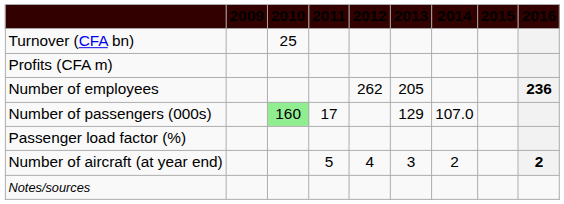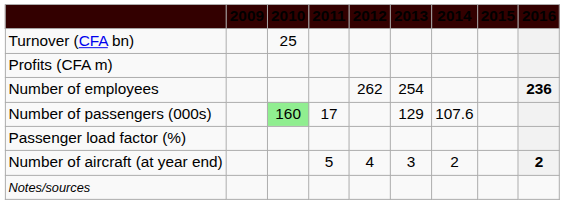(411, 89) 205 -> (411, 89) 254
(454, 114) 107.0 -> (454, 114) 107.6
